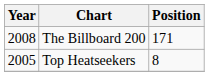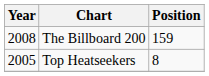(163, 37) 171 -> (163, 37) 159
